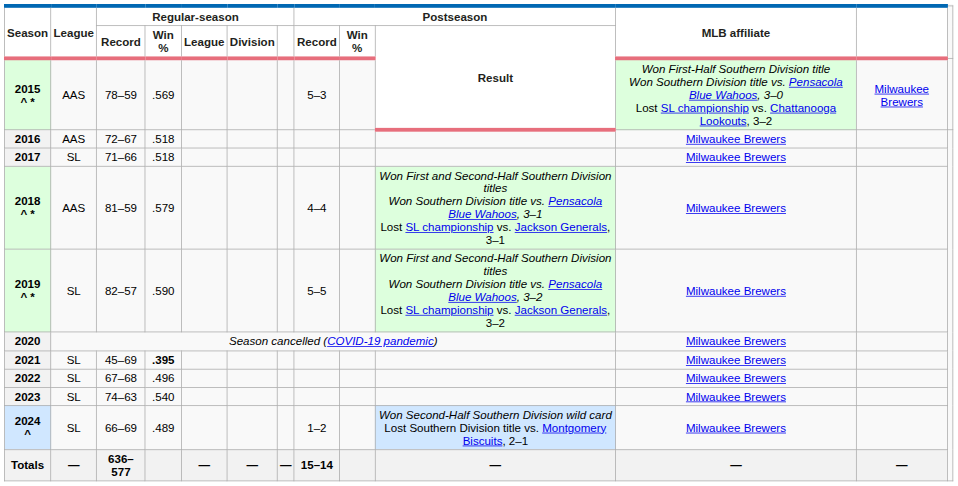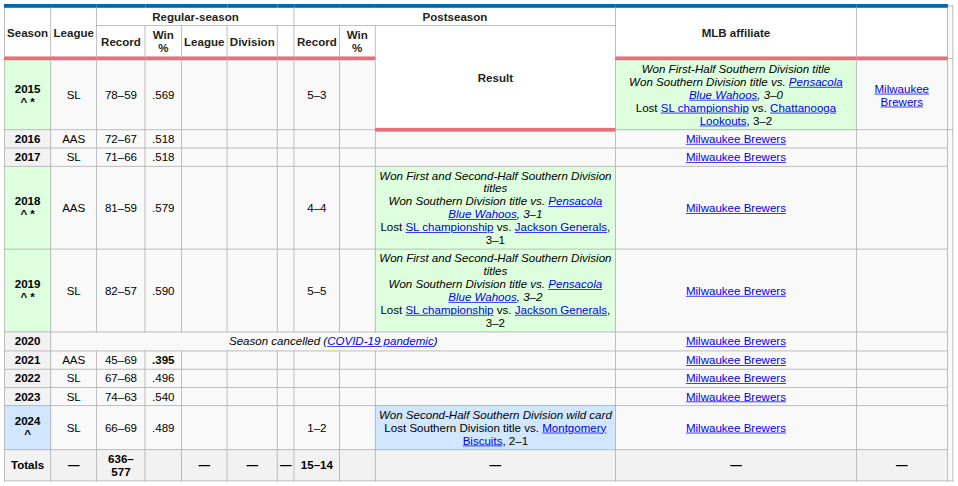(74, 95) AAS -> (74, 95) SL
(74, 360) SL -> (74, 360) AAS
